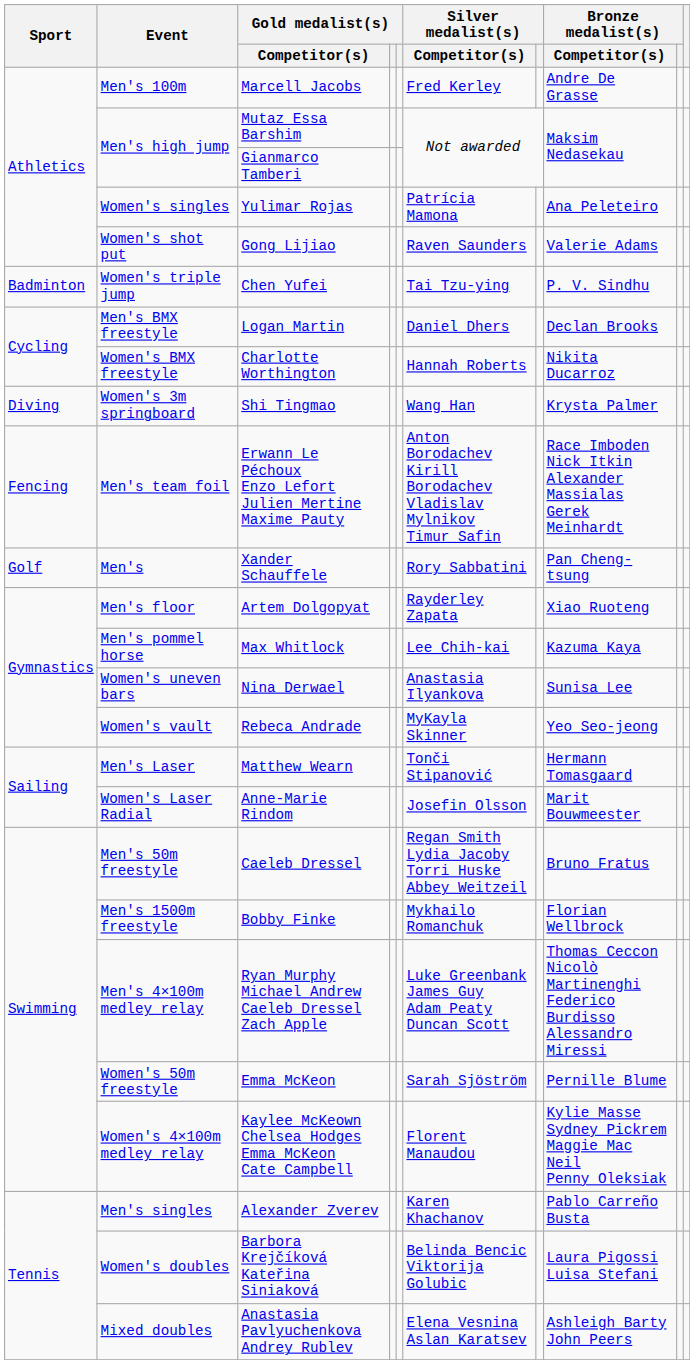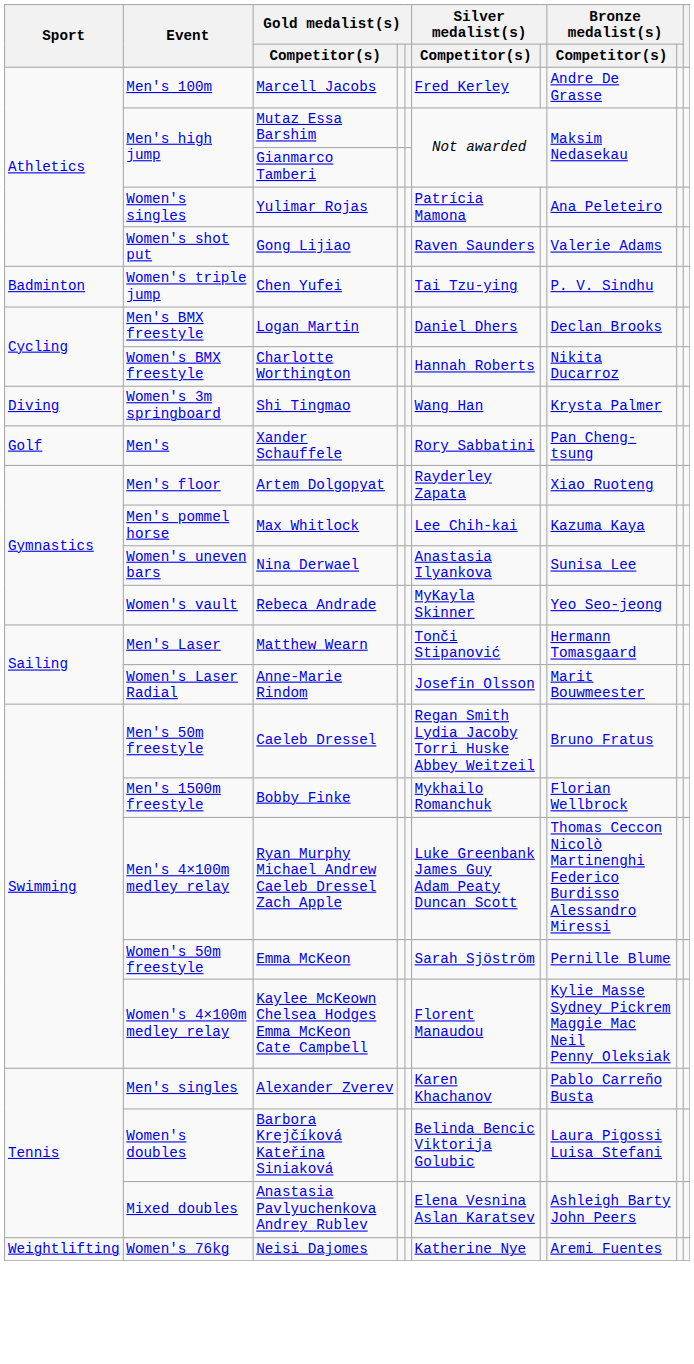- row: (301, 487)
+ row: (312, 1249)
